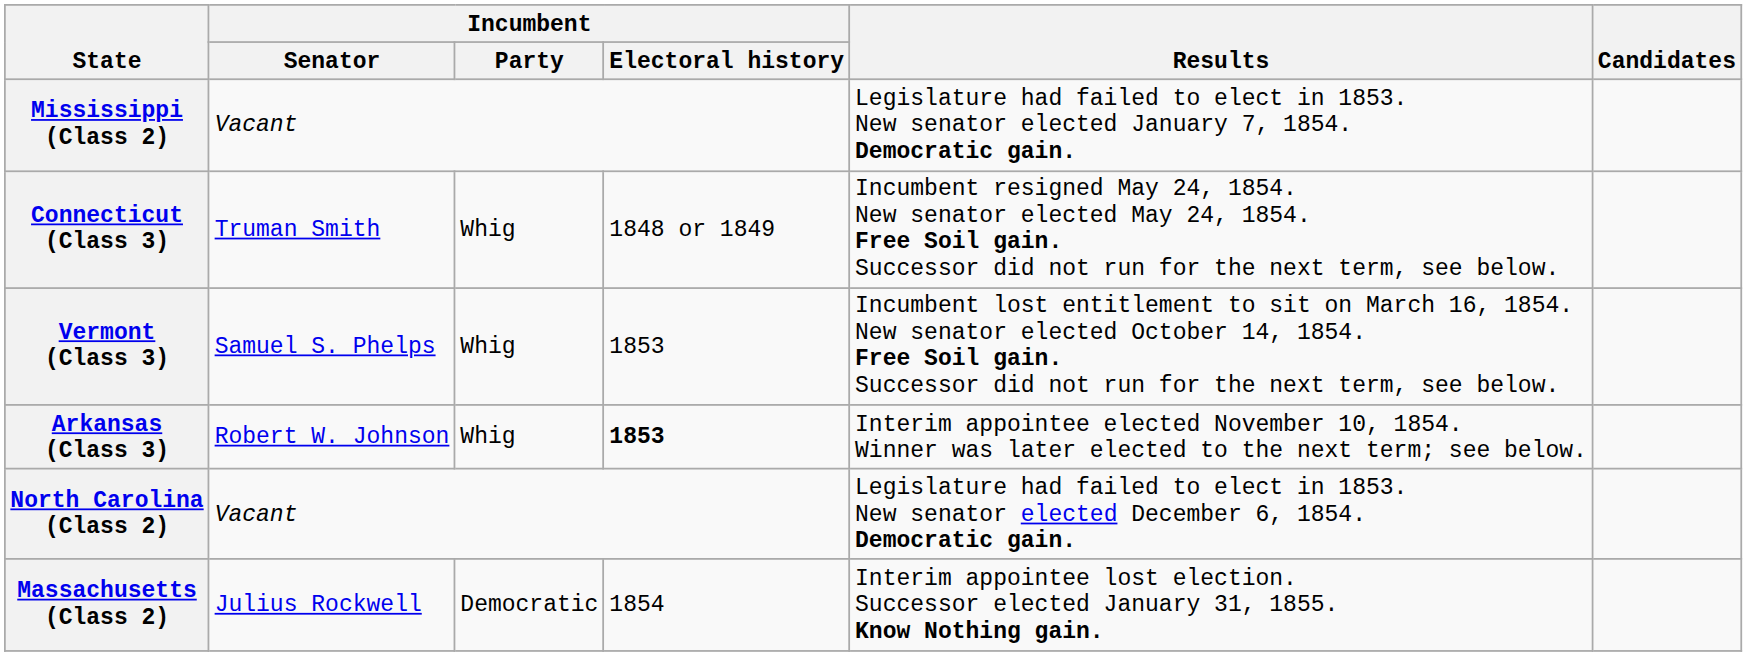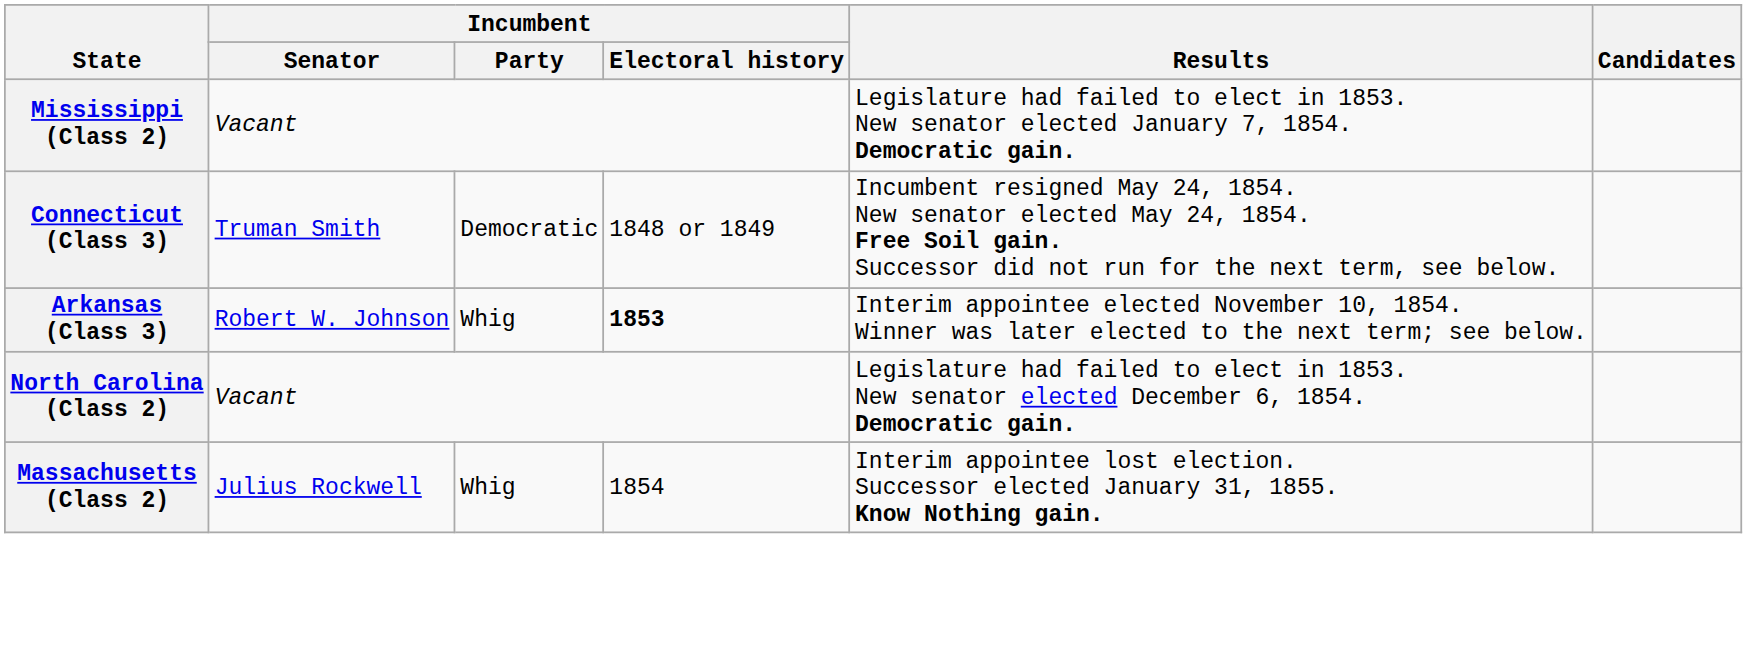(488, 229) Whig -> (529, 229) Democratic
- row: (107, 346)
(529, 605) Democratic -> (488, 488) Whig
